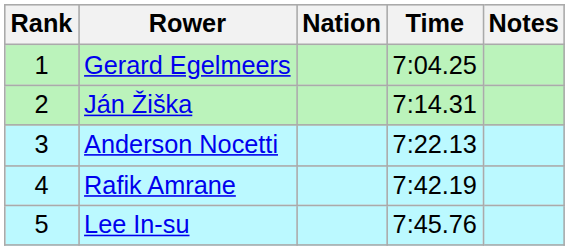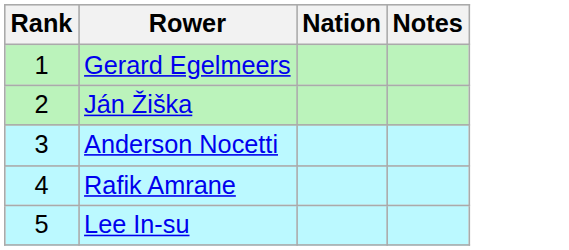- column: (435, 24)
